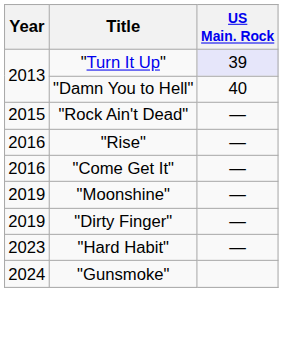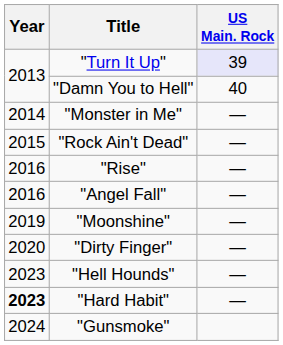+ row: (123, 115)
+ row: (123, 194)
- row: (123, 168)
(27, 221) 2019 -> (27, 247) 2020
+ row: (123, 273)
(27, 247) normal -> (27, 300) bold
